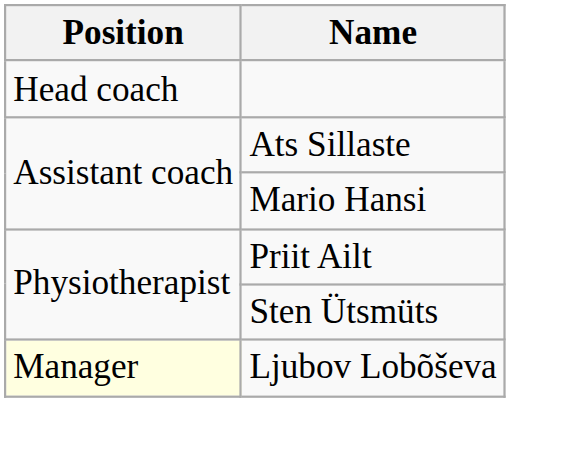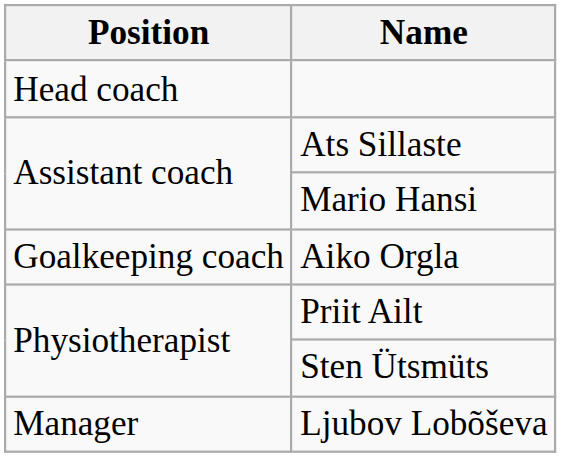+ row: (380, 255)
(76, 367) lightyellow background -> (76, 423) no background
